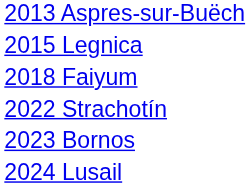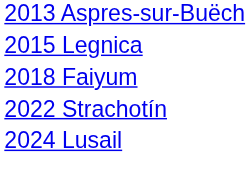- row: (70, 140)
